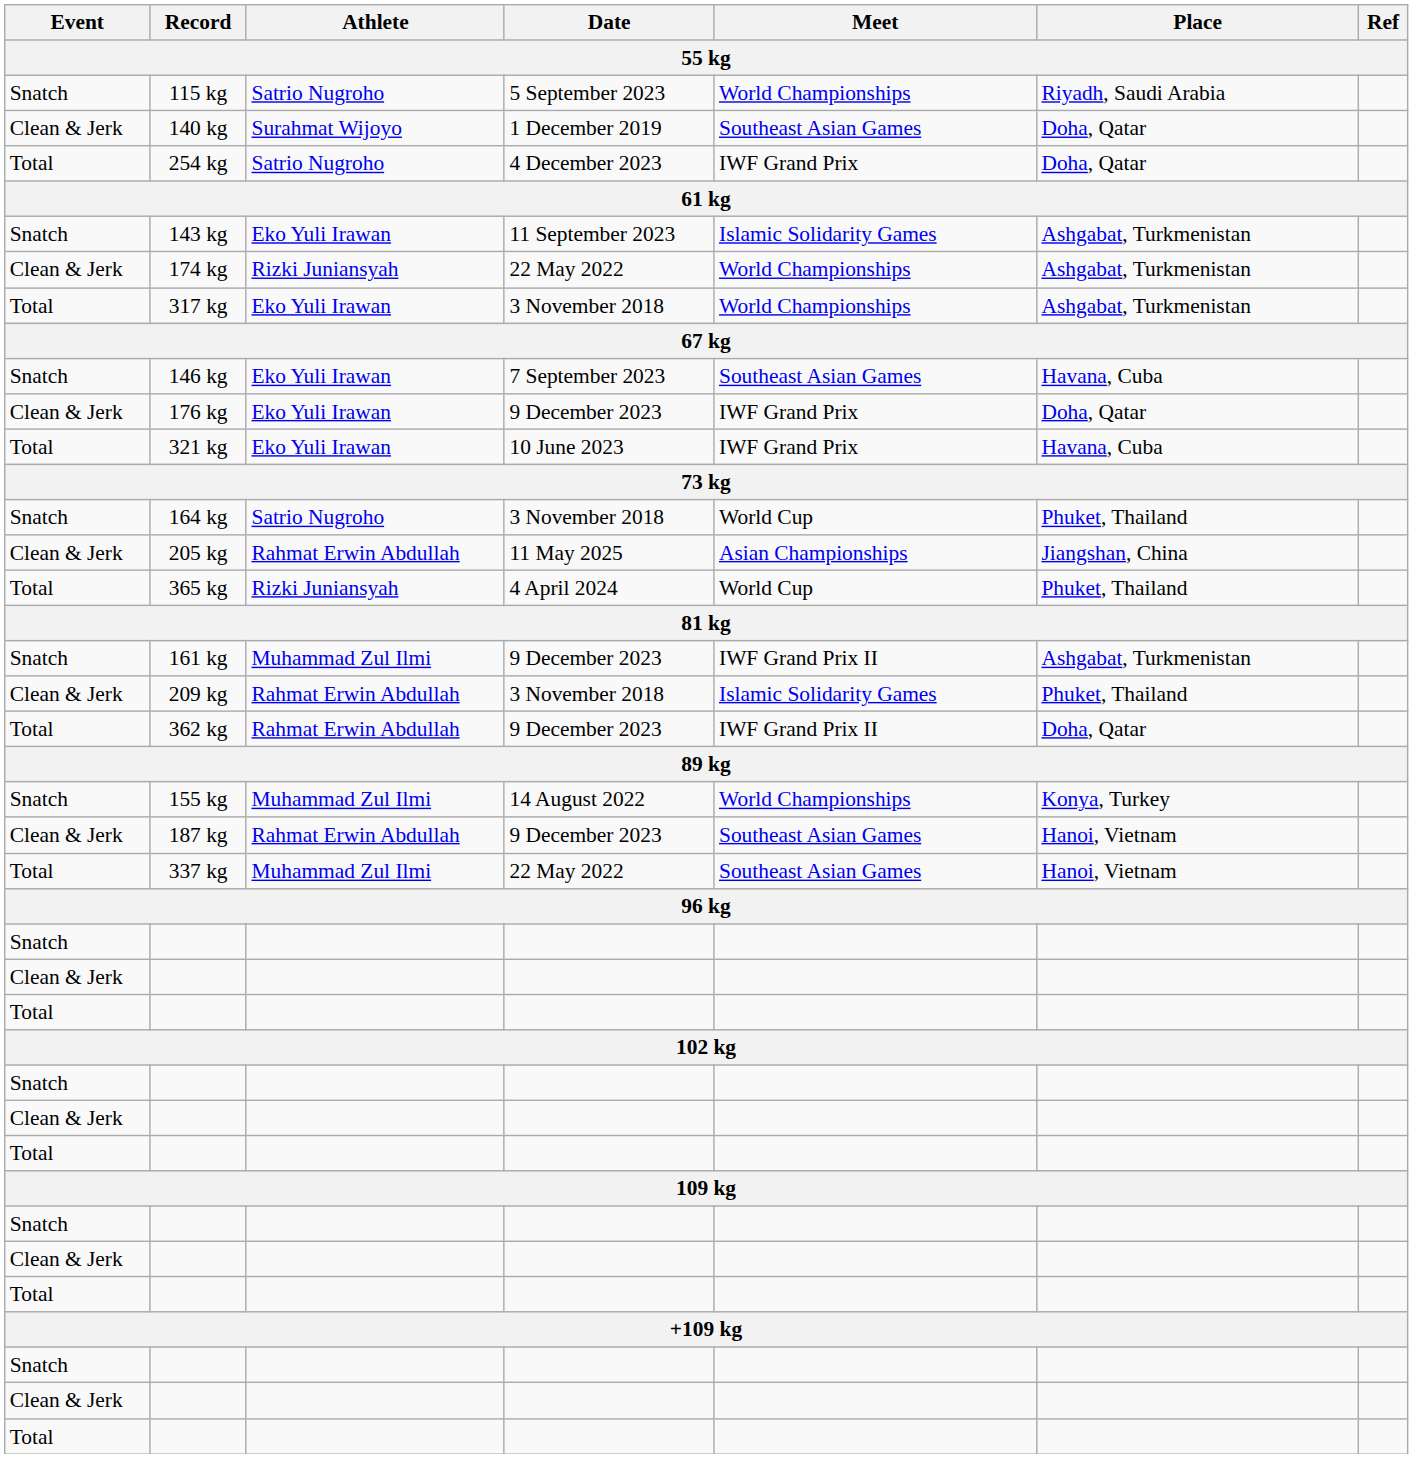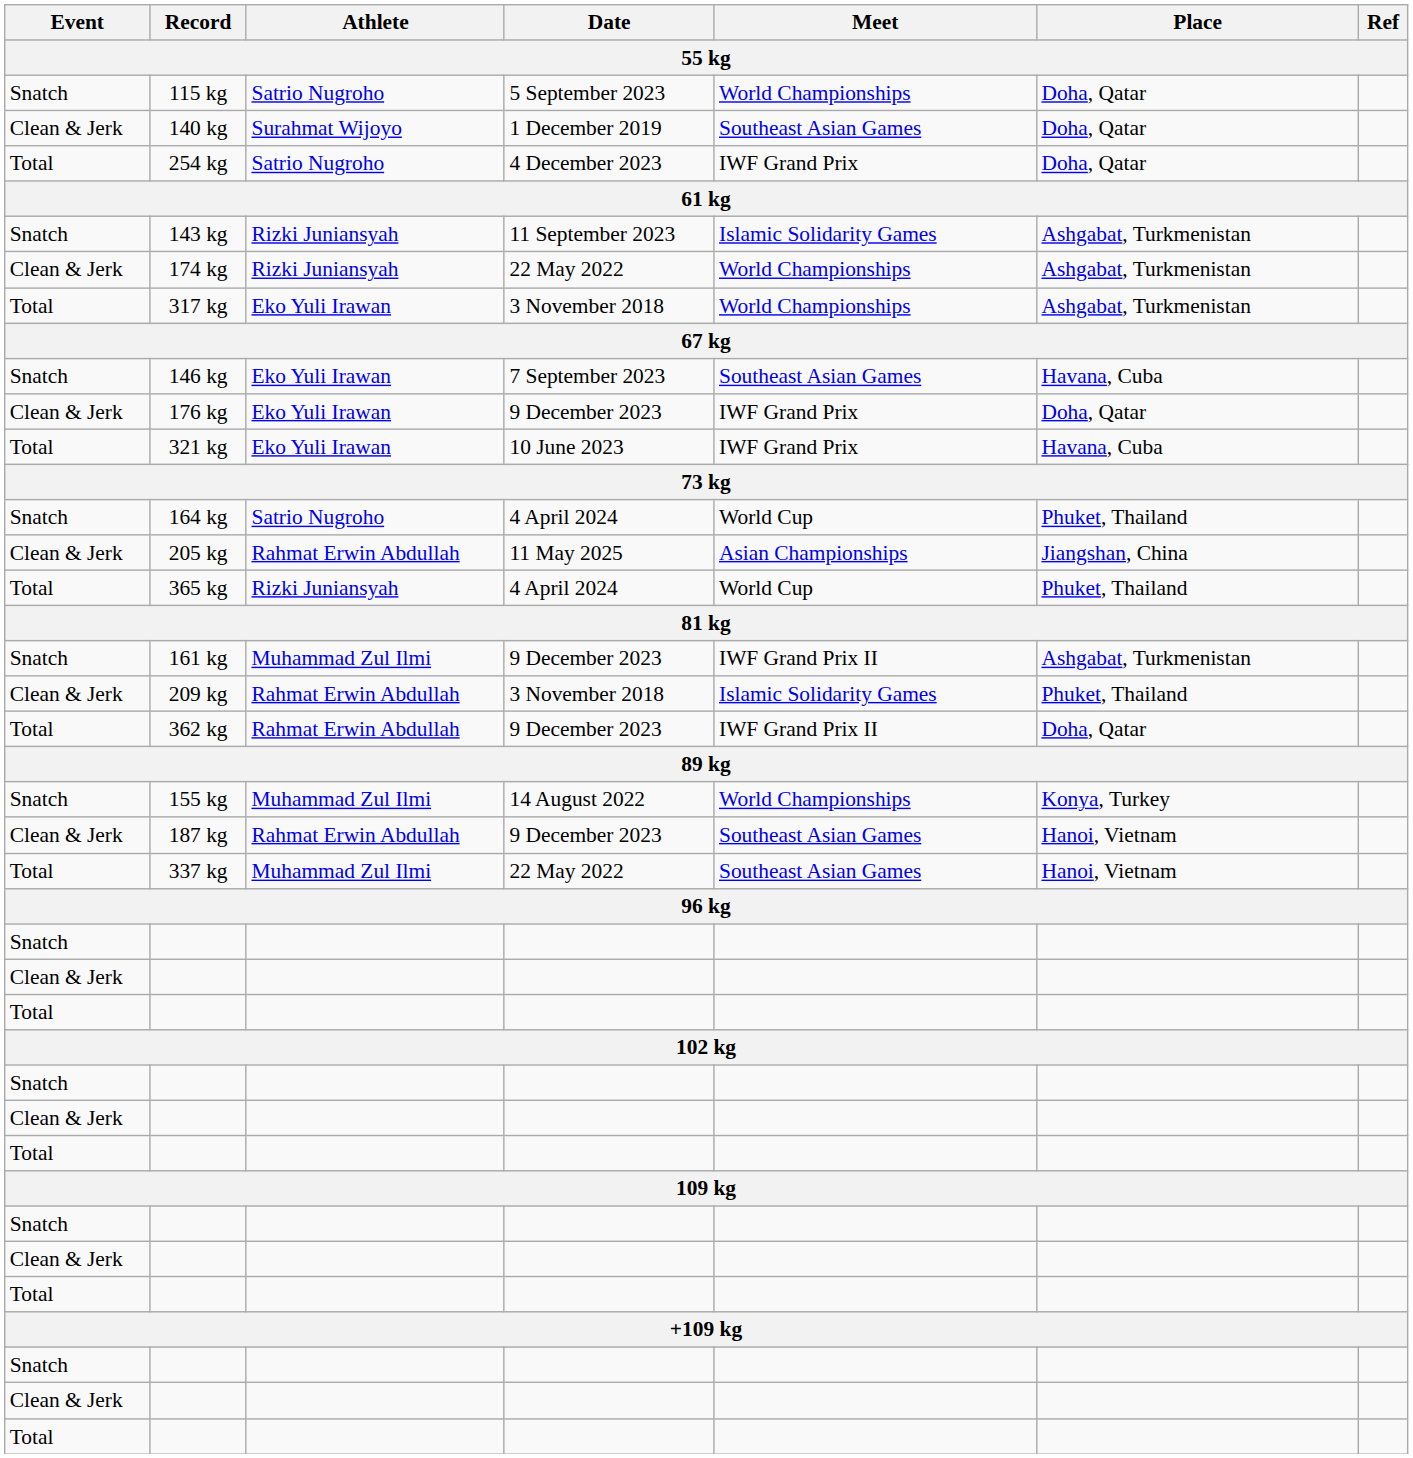(1133, 93) Riyadh, Saudi Arabia -> (1094, 93) Doha, Qatar
(321, 234) Eko Yuli Irawan -> (325, 234) Rizki Juniansyah
(587, 517) 3 November 2018 -> (564, 517) 4 April 2024
